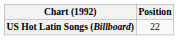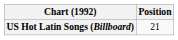(155, 27) 22 -> (155, 27) 21
